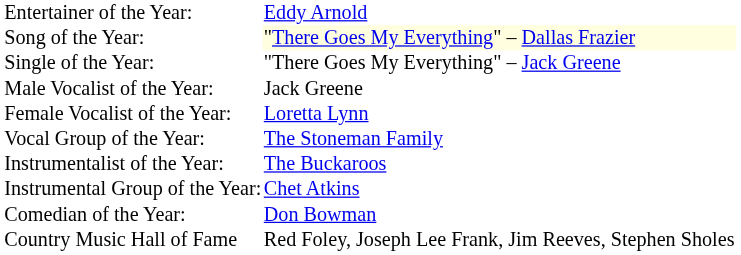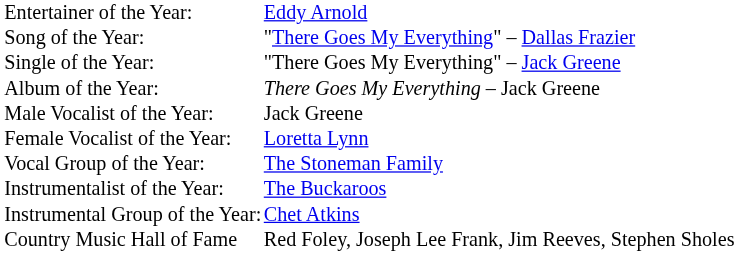(449, 37) lightyellow background -> (449, 37) no background
+ row: (82, 88)
- row: (95, 214)
